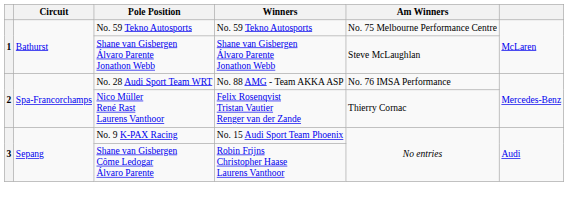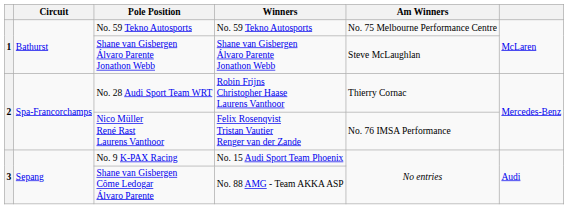(280, 81) No. 88 AMG - Team AKKA ASP -> (252, 92) Robin Frijns Christopher Haase Laurens Vanthoor
(399, 81) No. 76 IMSA Performance -> (377, 92) Thierry Cornac
(377, 108) Thierry Cornac -> (399, 130) No. 76 IMSA Performance
(252, 162) Robin Frijns Christopher Haase Laurens Vanthoor -> (280, 184) No. 88 AMG - Team AKKA ASP
